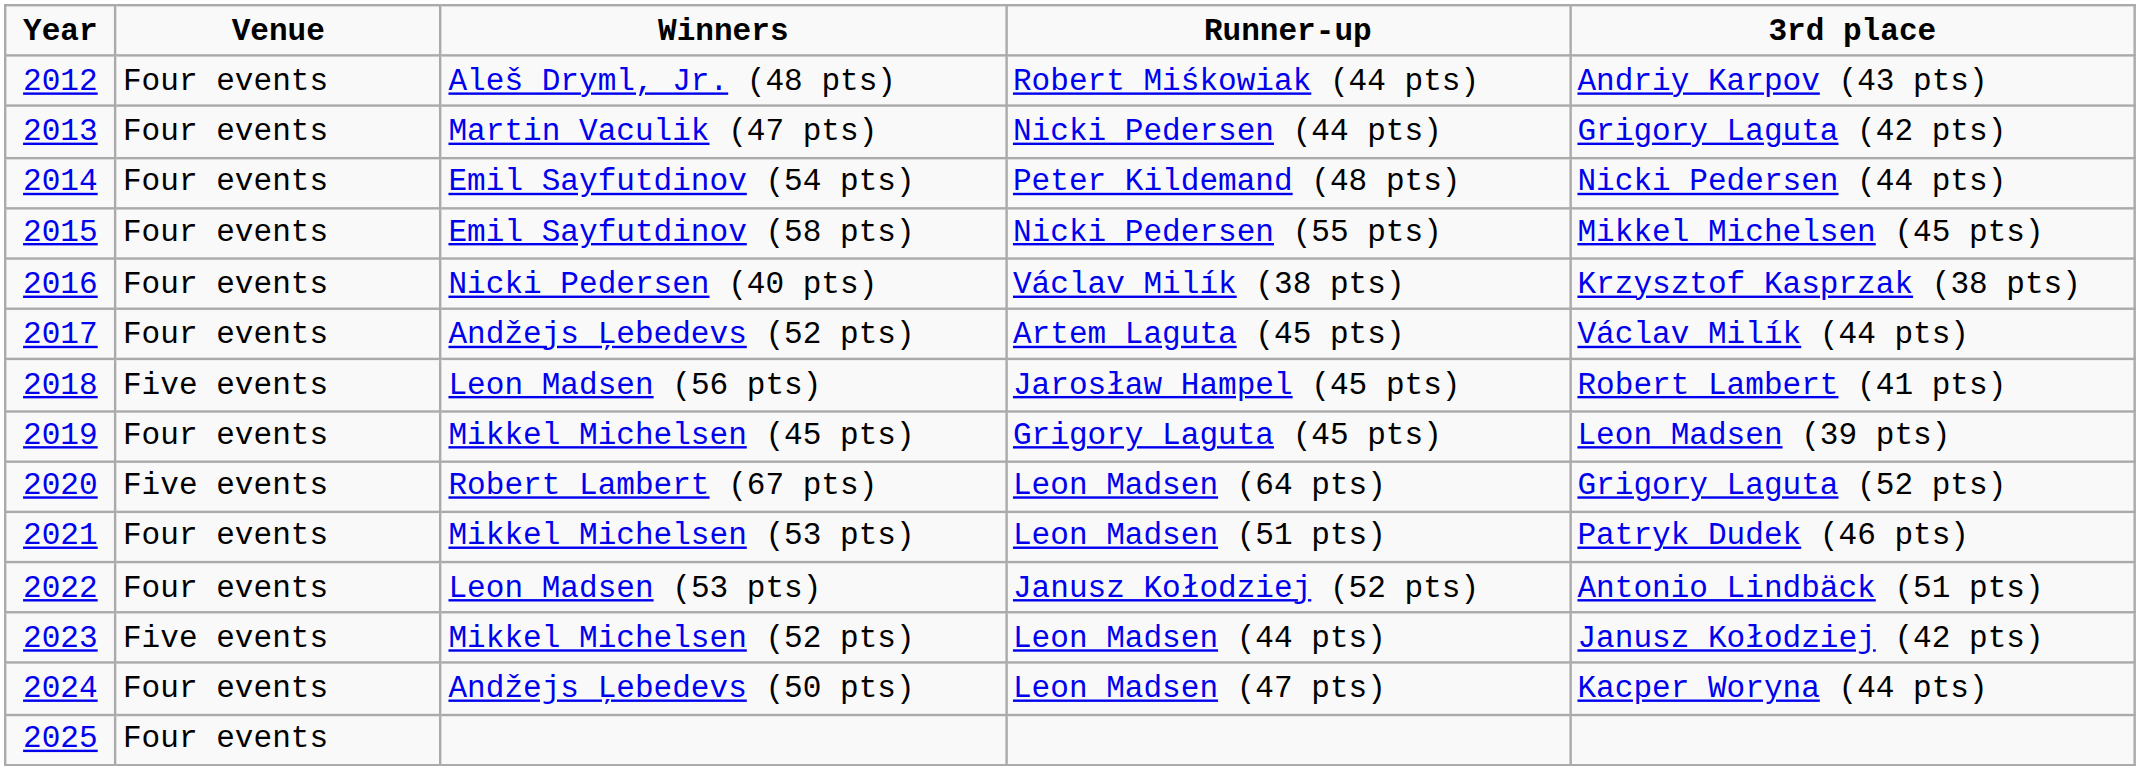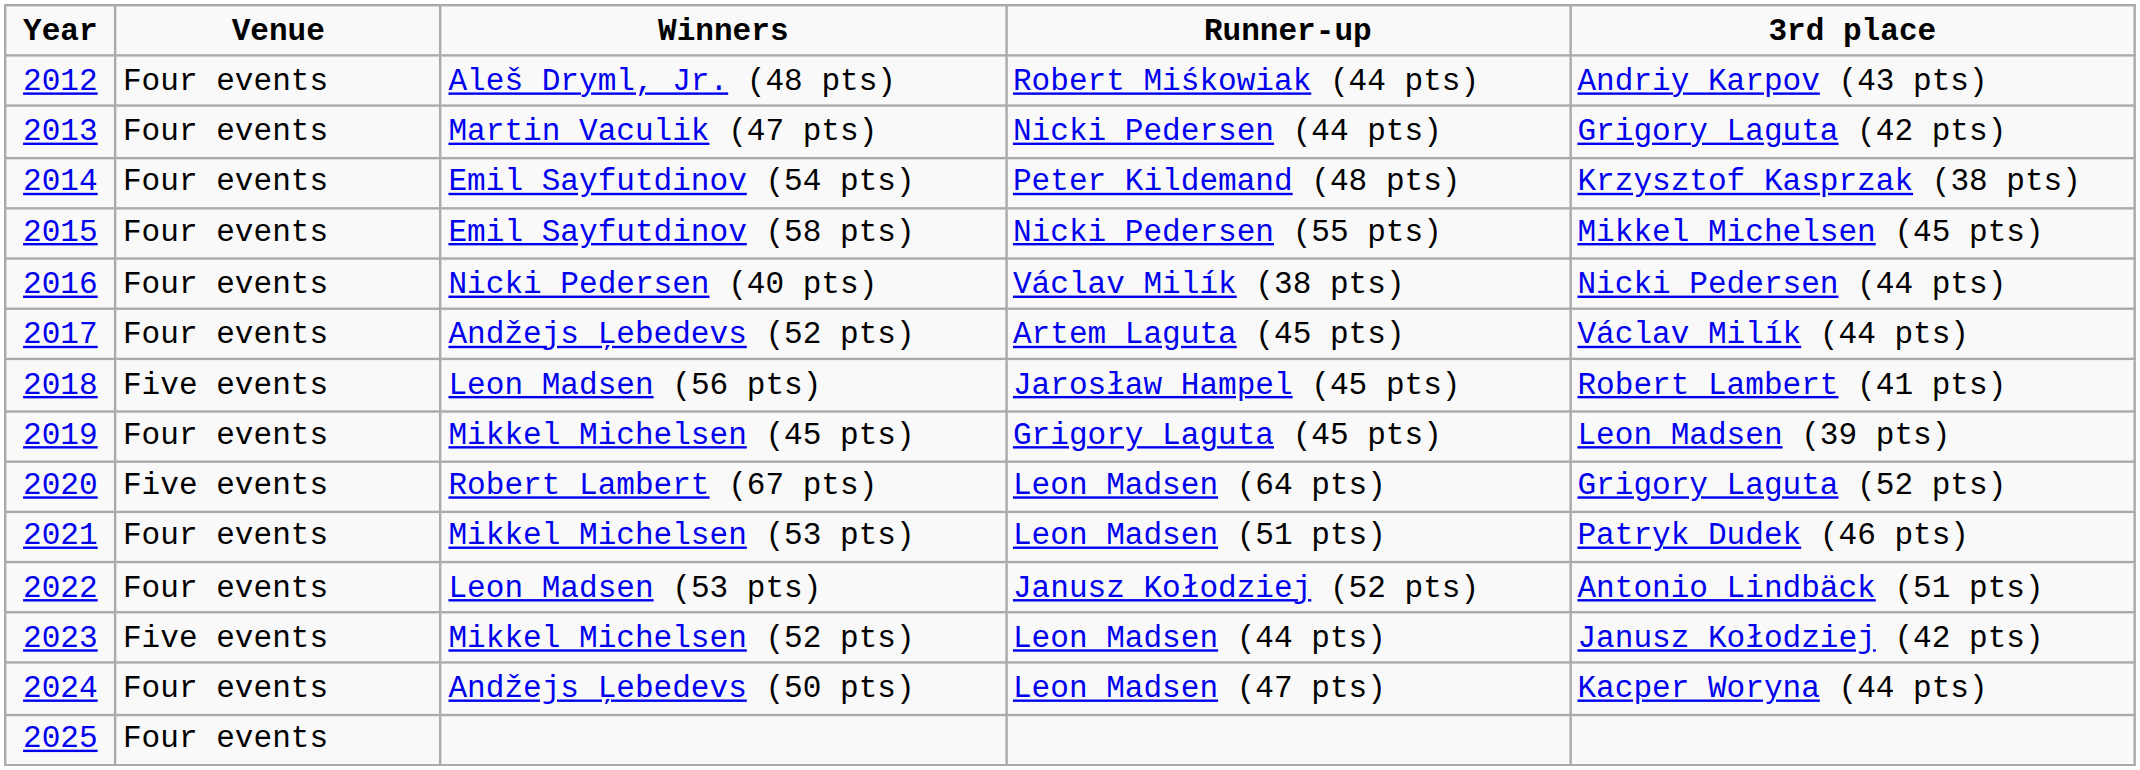(1792, 182) Nicki Pedersen (44 pts) -> (1829, 182) Krzysztof Kasprzak (38 pts)
(1829, 284) Krzysztof Kasprzak (38 pts) -> (1792, 284) Nicki Pedersen (44 pts)
